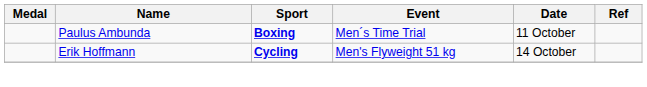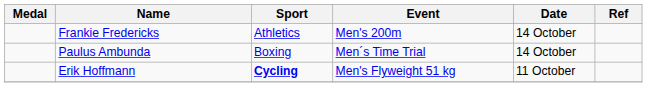+ row: (109, 33)
(275, 33) bold -> (273, 52) normal
(546, 33) 11 October -> (546, 52) 14 October
(546, 52) 14 October -> (546, 71) 11 October
